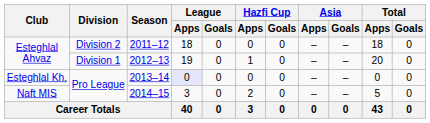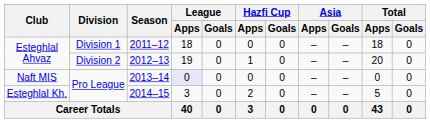(98, 45) Division 2 -> (98, 45) Division 1
(98, 61) Division 1 -> (98, 61) Division 2
(37, 77) Esteghlal Kh. -> (37, 77) Naft MIS
(37, 93) Naft MIS -> (37, 93) Esteghlal Kh.
